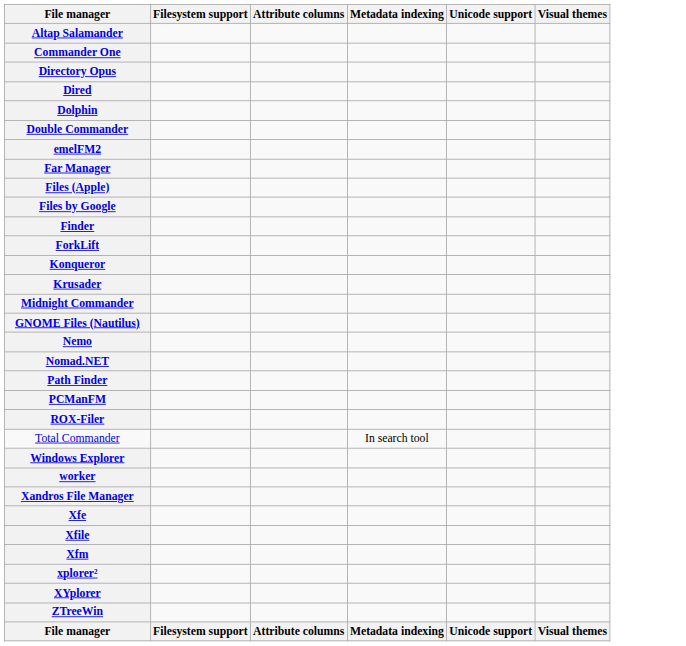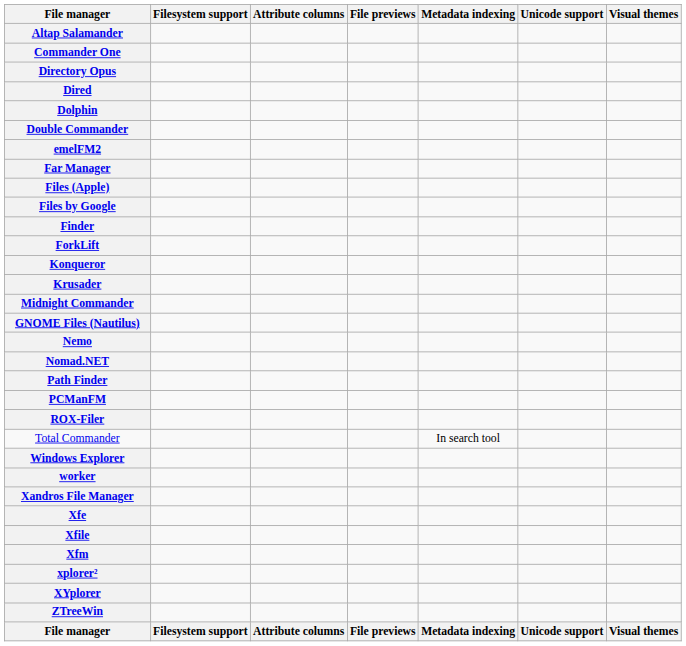+ column: (383, 13)
